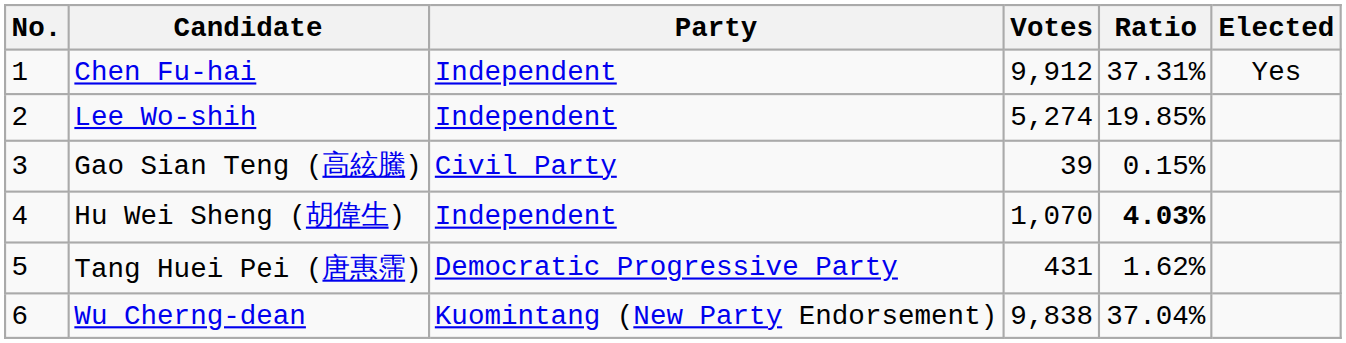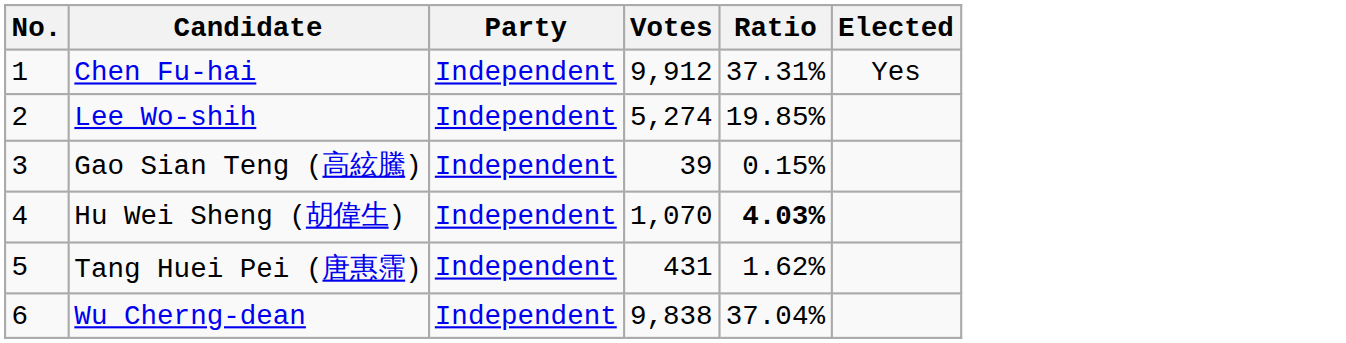(526, 165) Civil Party -> (526, 165) Independent
(666, 268) Democratic Progressive Party -> (526, 268) Independent
(716, 316) Kuomintang (New Party Endorsement) -> (526, 316) Independent
